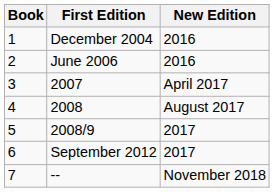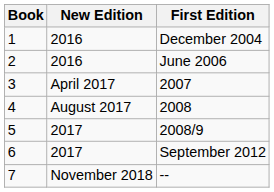columns swapped: (104, 15) <-> (215, 15)
